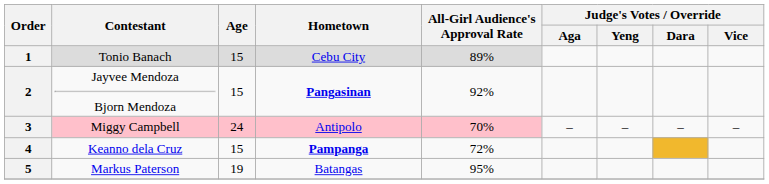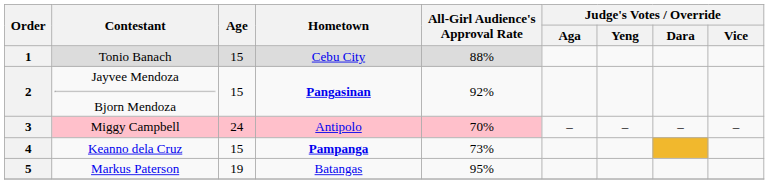(482, 56) 89% -> (482, 56) 88%
(482, 148) 72% -> (482, 148) 73%
